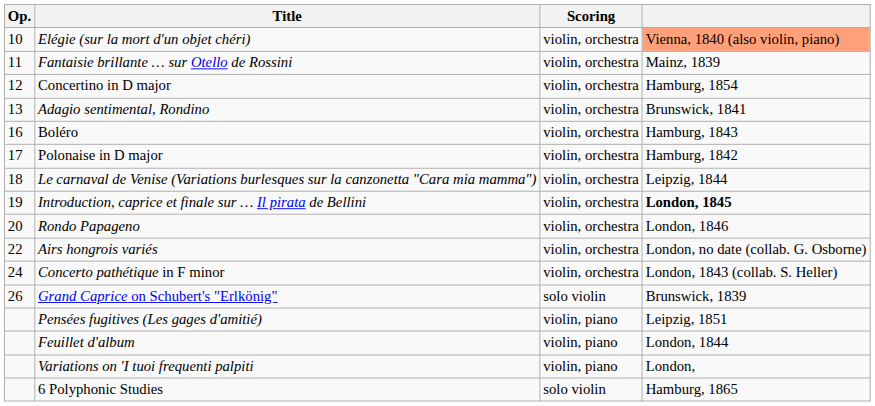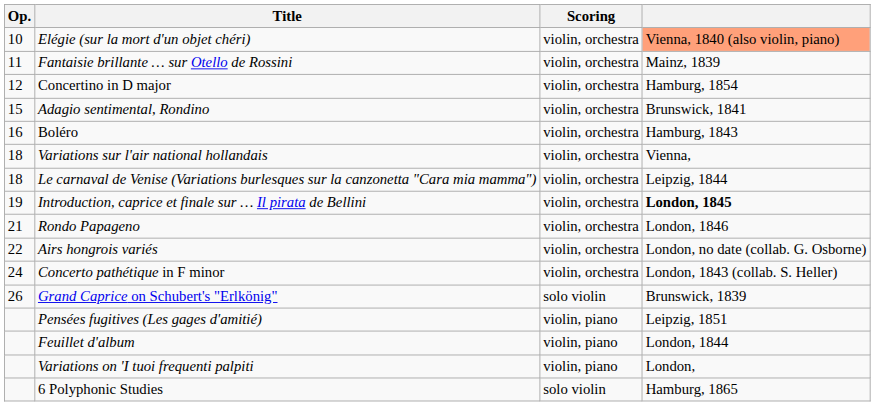(15, 109) 13 -> (15, 109) 15
- row: (100, 156)
+ row: (153, 156)
(15, 226) 20 -> (15, 226) 21
